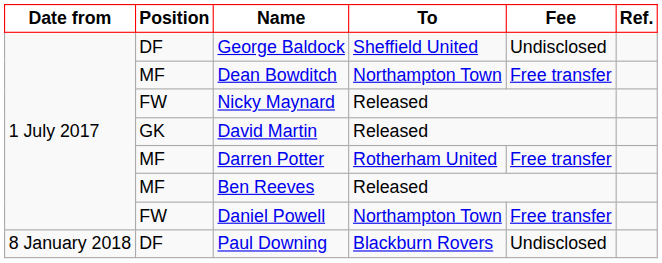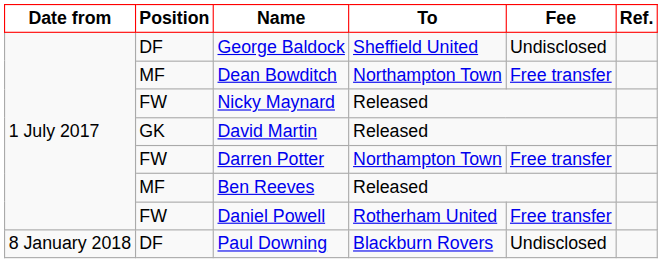(152, 159) MF -> (153, 159) FW
(425, 159) Rotherham United -> (427, 159) Northampton Town
(427, 215) Northampton Town -> (425, 215) Rotherham United
